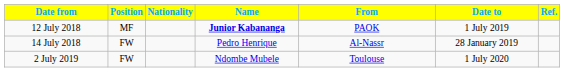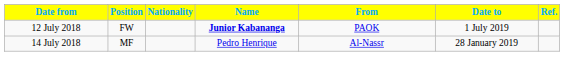(127, 28) MF -> (127, 28) FW
(127, 44) FW -> (127, 44) MF
- row: (56, 59)
